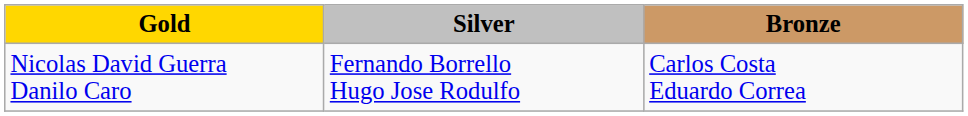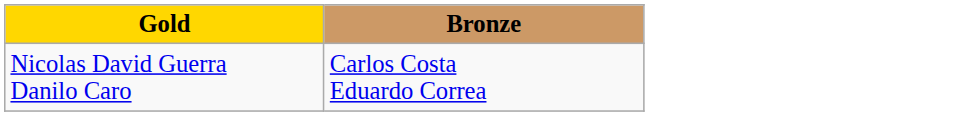- column: (484, 24)
